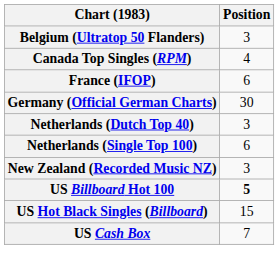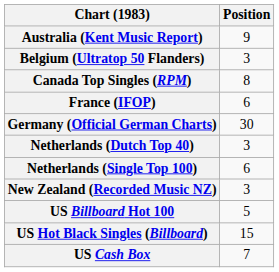+ row: (112, 37)
(247, 59) 4 -> (247, 80) 8
(247, 189) bold -> (247, 211) normal
